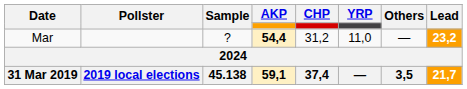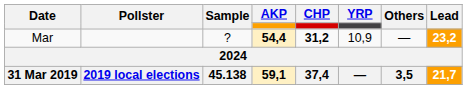(317, 37) normal -> (317, 37) bold
(360, 37) 11,0 -> (360, 37) 10,9
